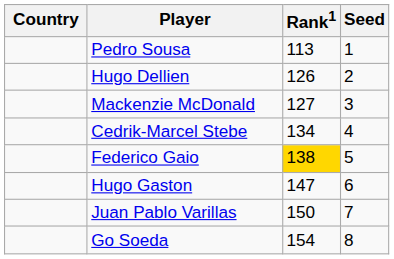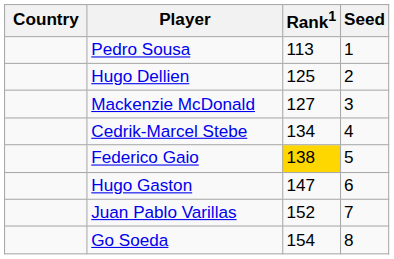(301, 77) 126 -> (301, 77) 125
(301, 212) 150 -> (301, 212) 152
